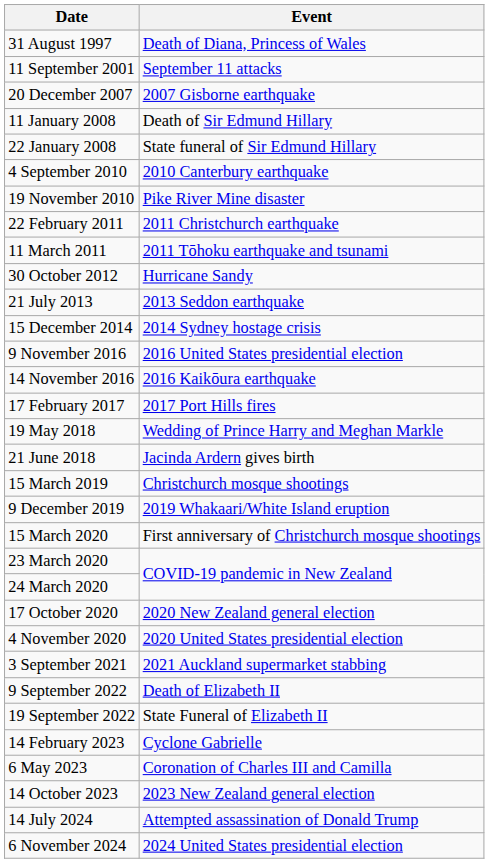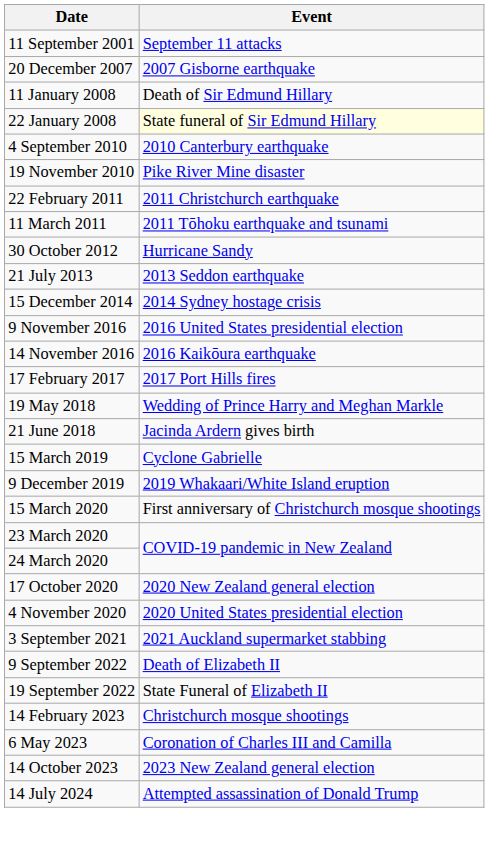- row: (60, 43)
(259, 146) no background -> (259, 120) lightyellow background
(246, 483) Christchurch mosque shootings -> (202, 457) Cyclone Gabrielle
(202, 742) Cyclone Gabrielle -> (246, 716) Christchurch mosque shootings
- row: (67, 845)
